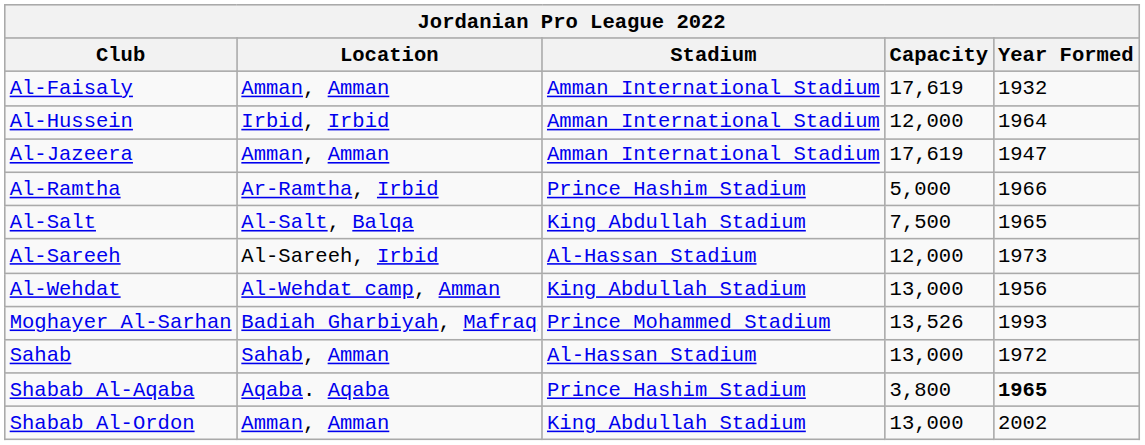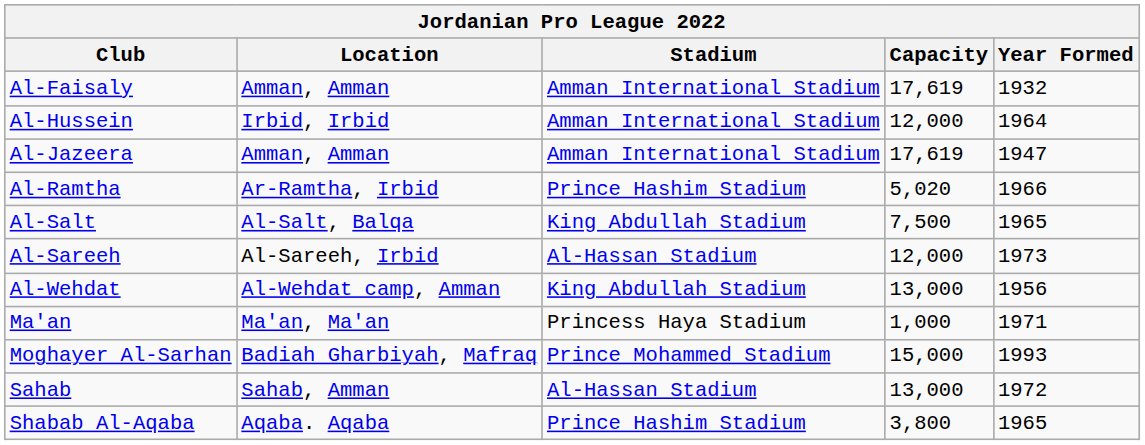(920, 189) 5,000 -> (920, 189) 5,020
+ row: (41, 323)
(927, 323) 13,526 -> (927, 356) 15,000
(1023, 390) bold -> (1023, 423) normal
- row: (102, 423)
